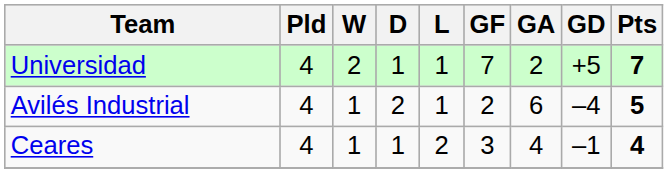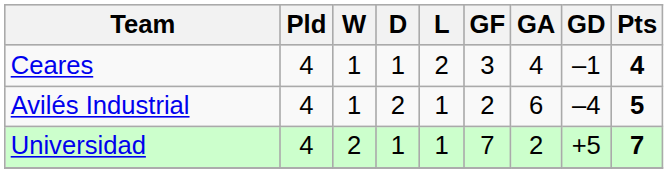rows swapped: (78, 65) <-> (52, 146)
